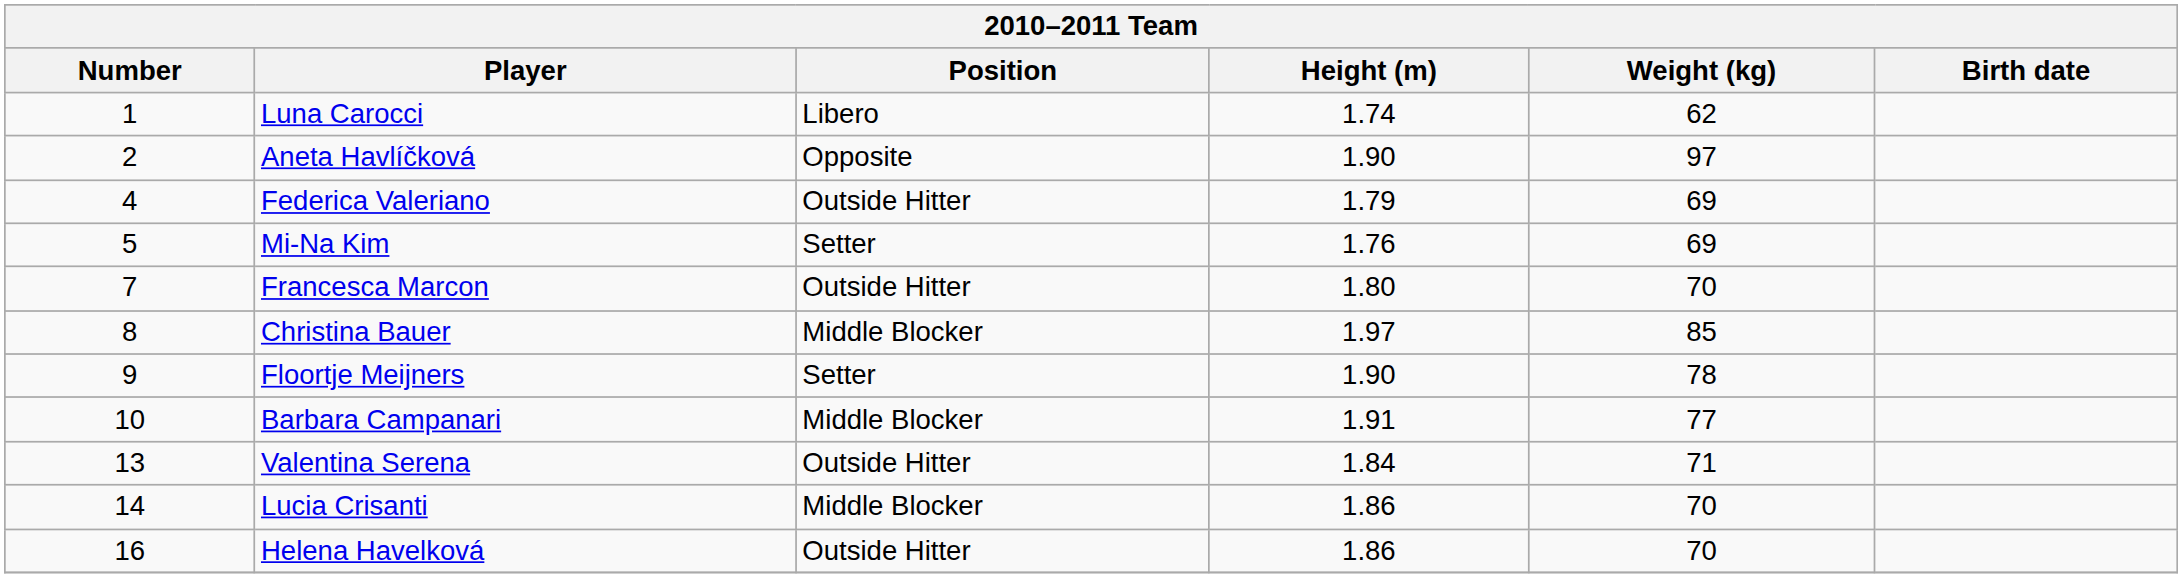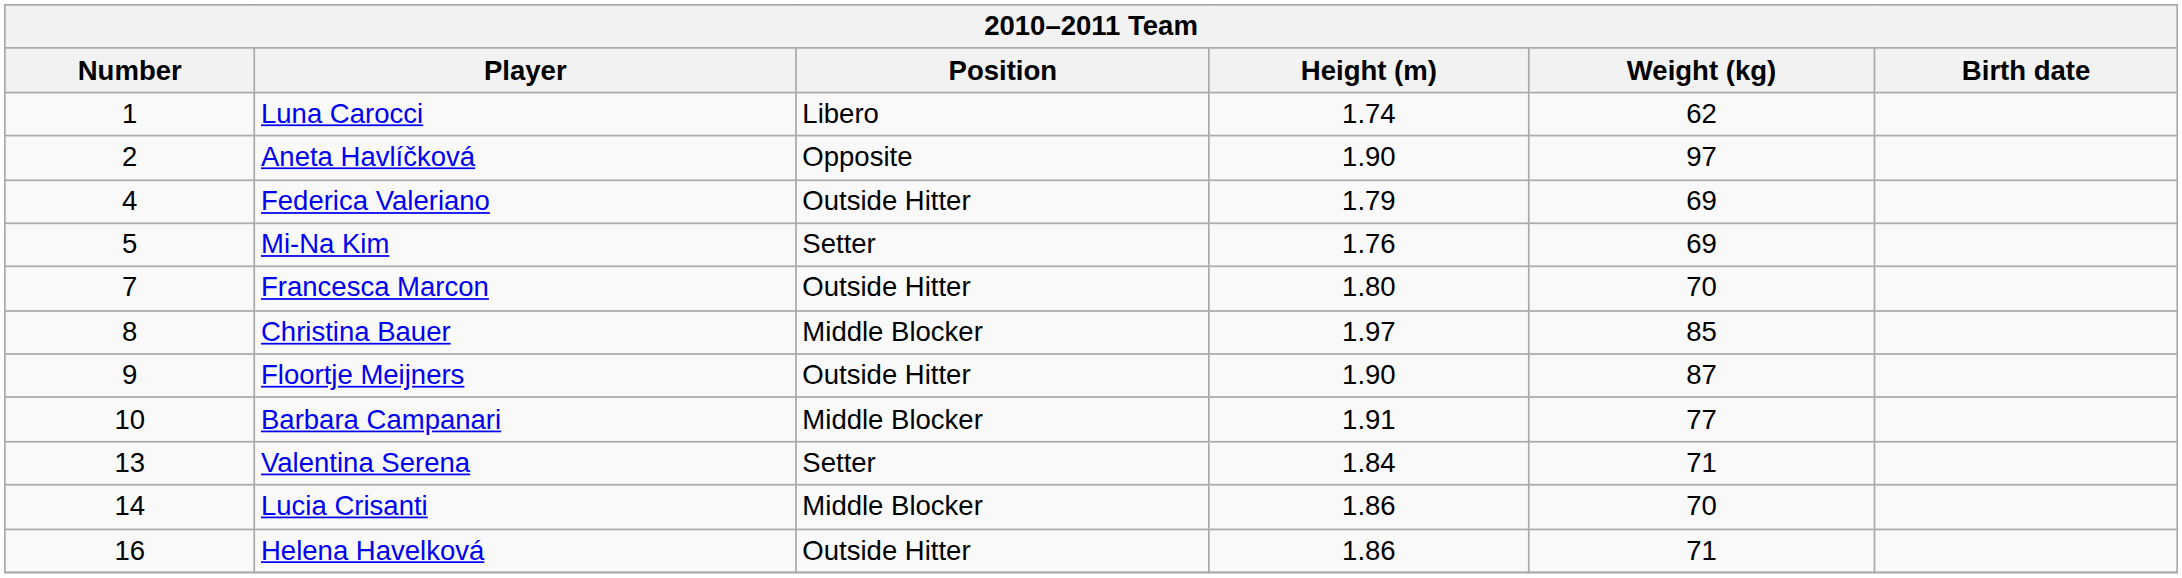(839, 375) Setter -> (886, 375) Outside Hitter
(1702, 375) 78 -> (1702, 375) 87
(886, 462) Outside Hitter -> (839, 462) Setter
(1702, 550) 70 -> (1702, 550) 71
